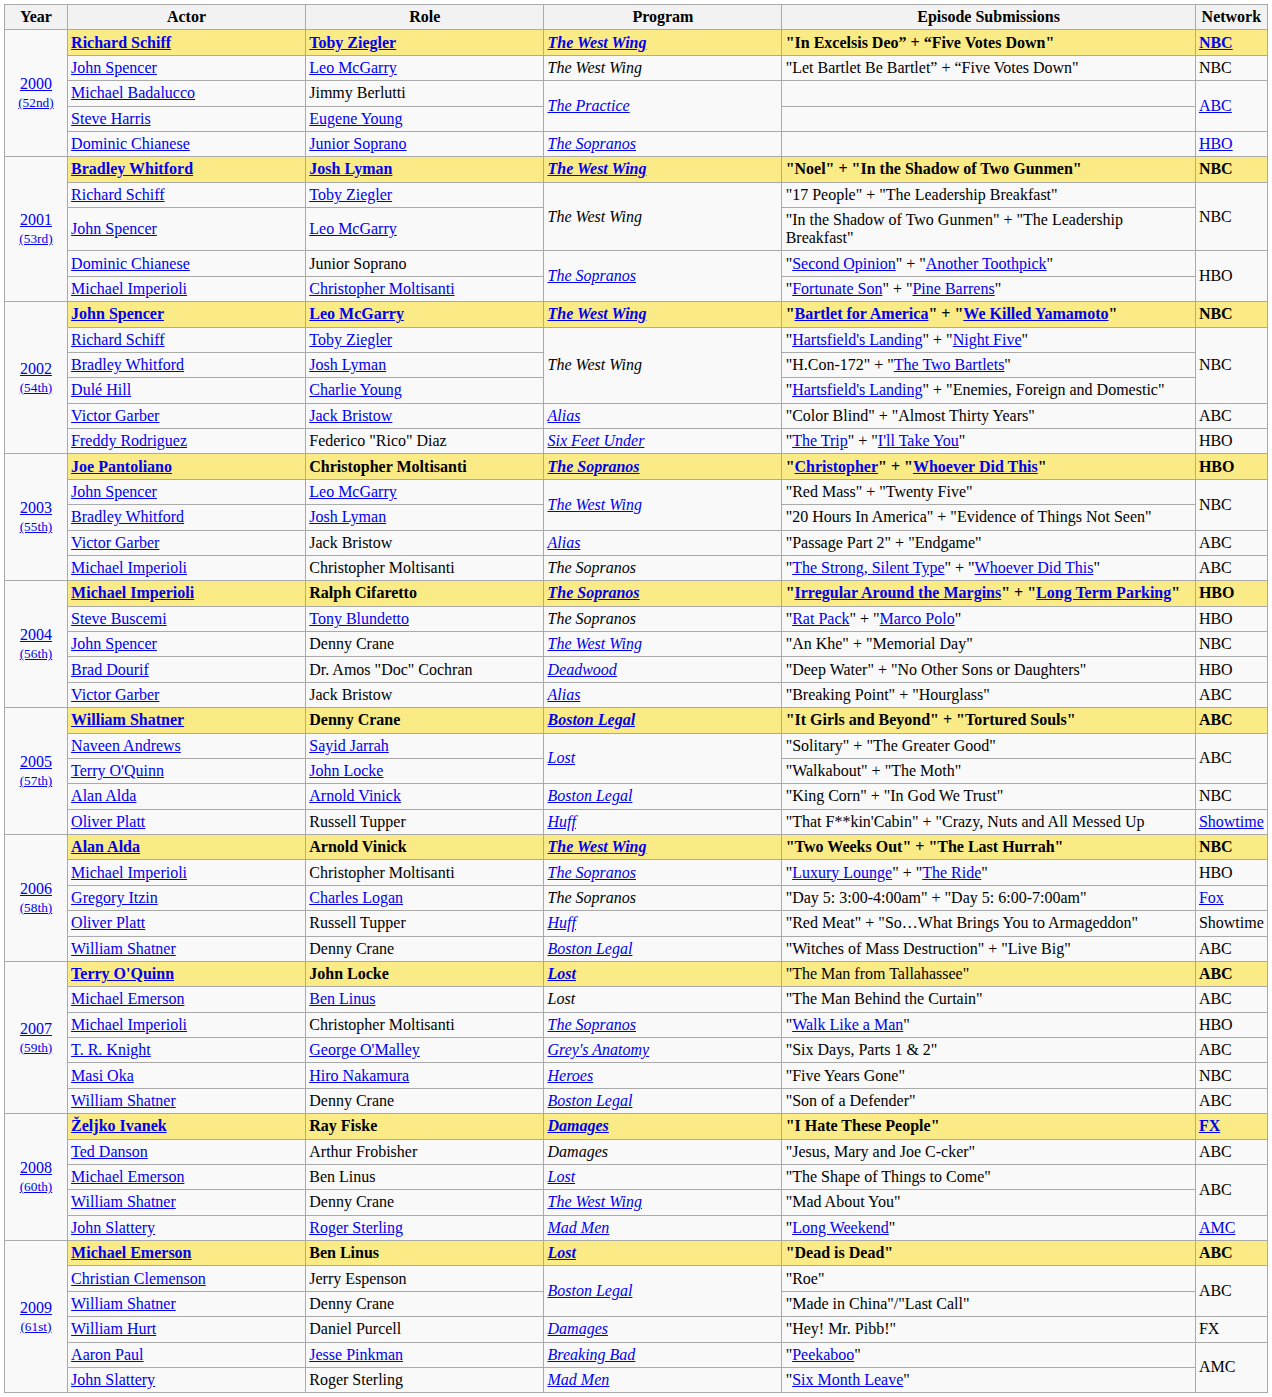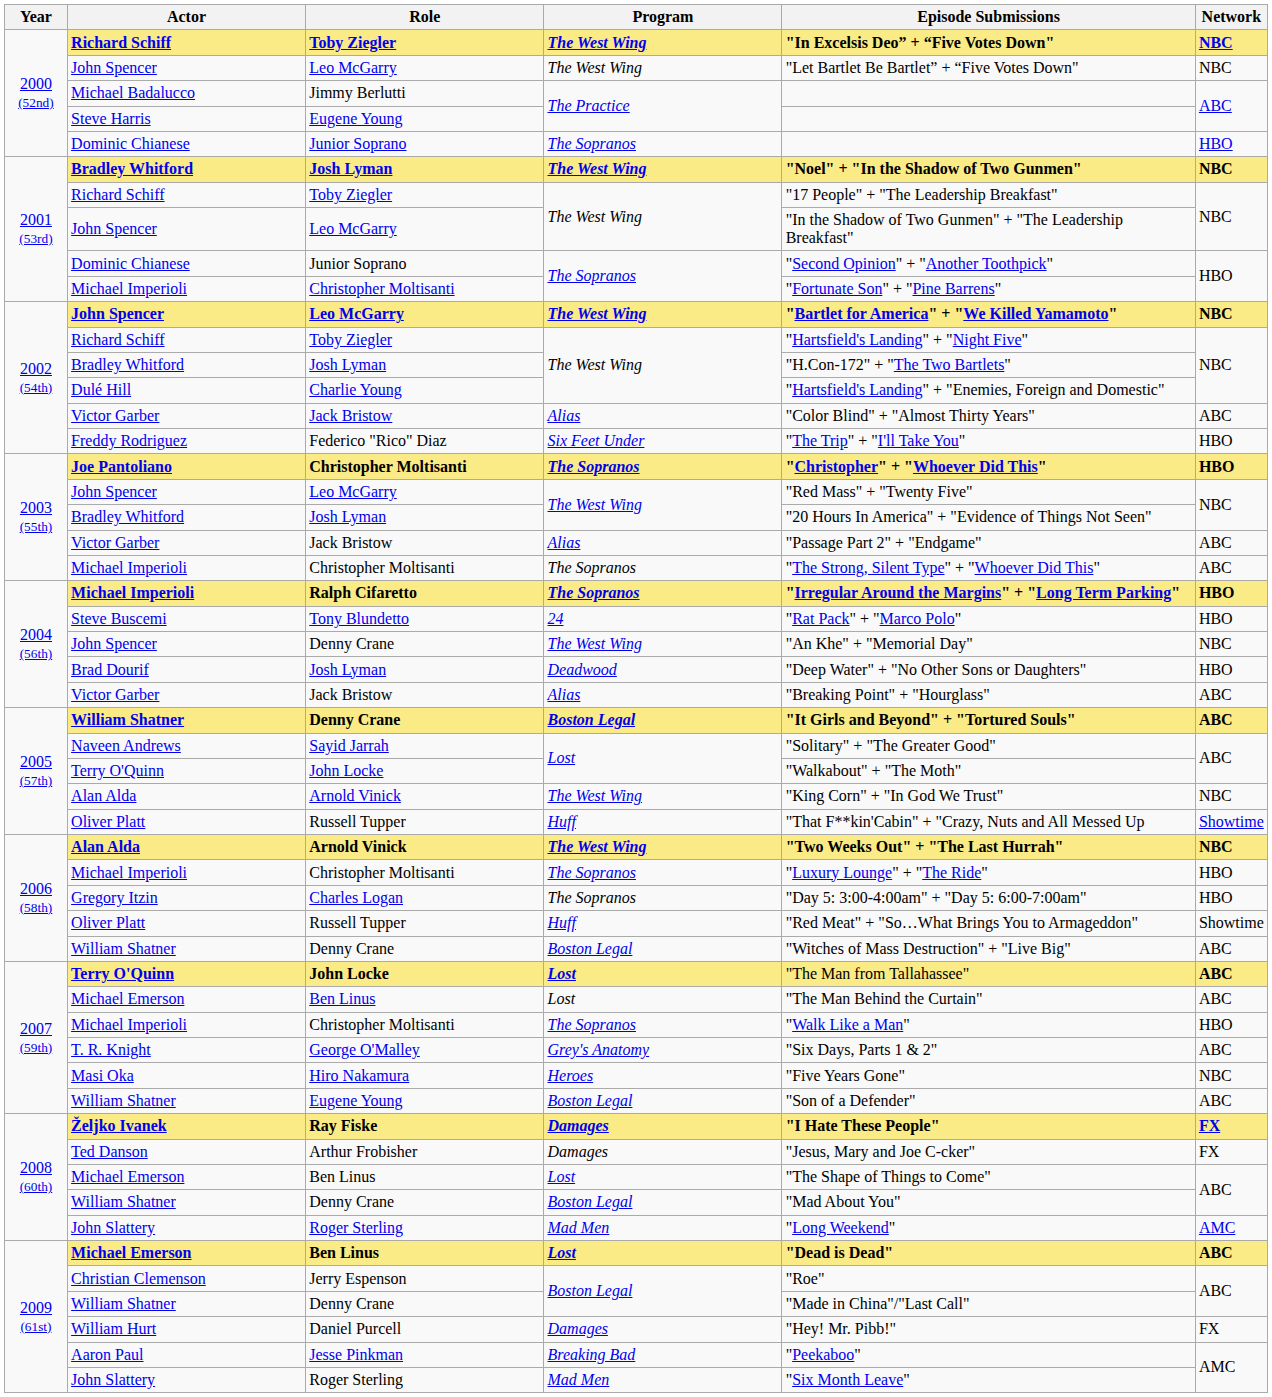(592, 618) The Sopranos -> (556, 618) 24
(391, 669) Dr. Amos "Doc" Cochran -> (348, 669) Josh Lyman
(590, 796) Boston Legal -> (595, 796) The West Wing
(1211, 897) Fox -> (1216, 897) HBO
(352, 1100) Denny Crane -> (356, 1100) Eugene Young
(1215, 1151) ABC -> (1209, 1151) FX
(595, 1202) The West Wing -> (590, 1202) Boston Legal
